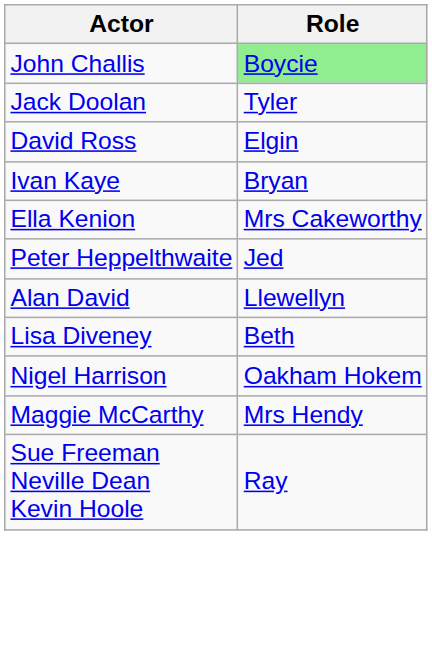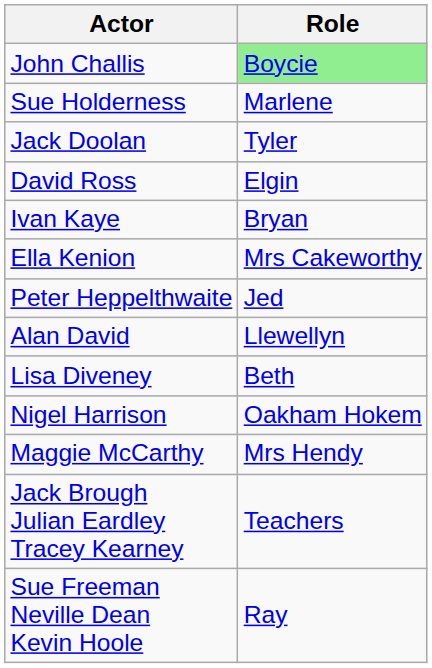+ row: (98, 102)
+ row: (97, 520)
